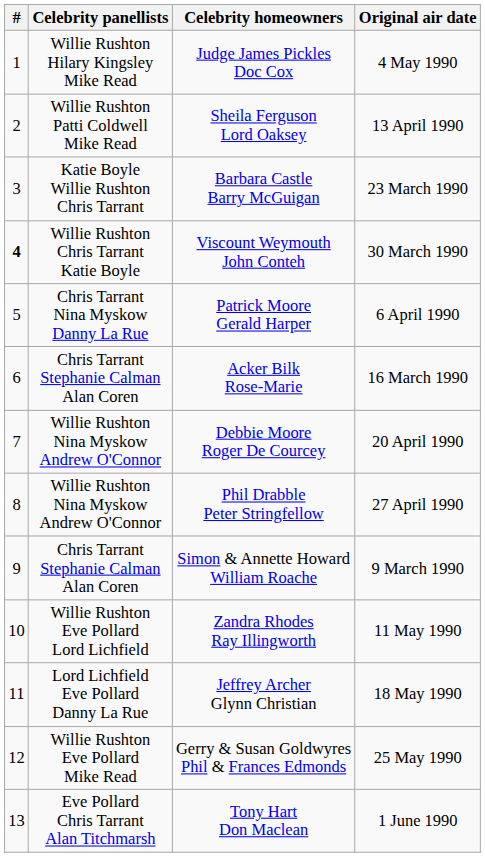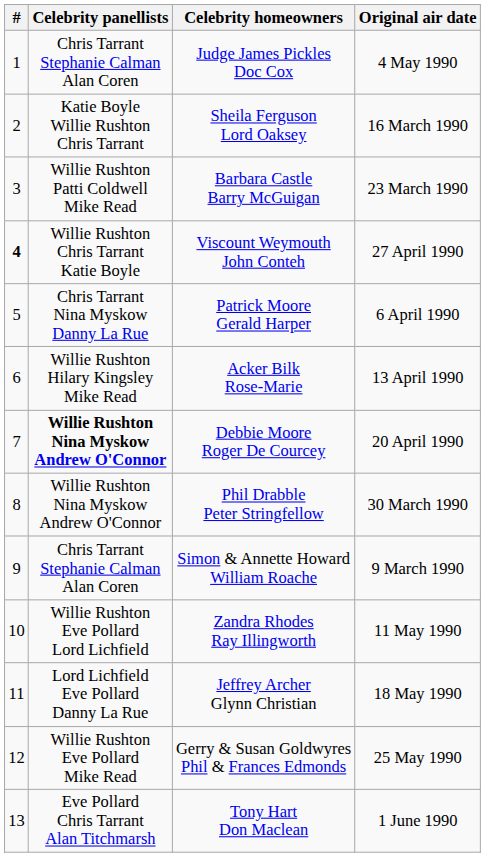(100, 62) Willie Rushton Hilary Kingsley Mike Read -> (100, 62) Chris Tarrant Stephanie Calman Alan Coren
(100, 125) Willie Rushton Patti Coldwell Mike Read -> (100, 125) Katie Boyle Willie Rushton Chris Tarrant
(418, 125) 13 April 1990 -> (418, 125) 16 March 1990
(100, 188) Katie Boyle Willie Rushton Chris Tarrant -> (100, 188) Willie Rushton Patti Coldwell Mike Read
(418, 251) 30 March 1990 -> (418, 251) 27 April 1990
(100, 378) Chris Tarrant Stephanie Calman Alan Coren -> (100, 378) Willie Rushton Hilary Kingsley Mike Read
(418, 378) 16 March 1990 -> (418, 378) 13 April 1990
(100, 441) normal -> (100, 441) bold
(418, 504) 27 April 1990 -> (418, 504) 30 March 1990
